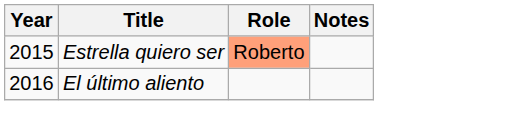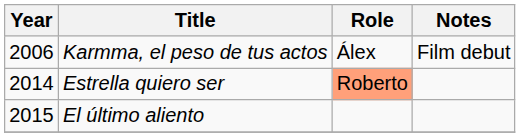+ row: (195, 52)
(31, 52) 2015 -> (31, 83) 2014
(31, 83) 2016 -> (31, 115) 2015
